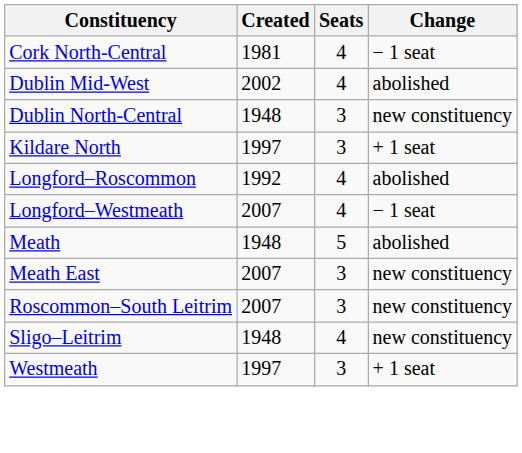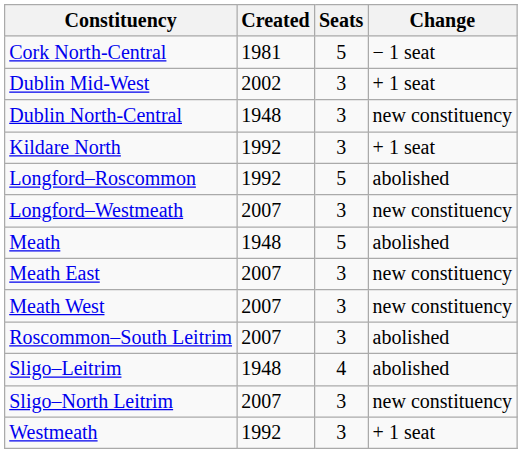(341, 52) 4 -> (341, 52) 5
(341, 83) 4 -> (341, 83) 3
(411, 83) abolished -> (404, 83) + 1 seat
(261, 147) 1997 -> (261, 147) 1992
(341, 178) 4 -> (341, 178) 5
(341, 210) 4 -> (341, 210) 3
(404, 210) − 1 seat -> (442, 210) new constituency
+ row: (57, 305)
(442, 305) new constituency -> (411, 337) abolished
(442, 337) new constituency -> (411, 369) abolished
+ row: (91, 400)
(261, 369) 1997 -> (261, 432) 1992
